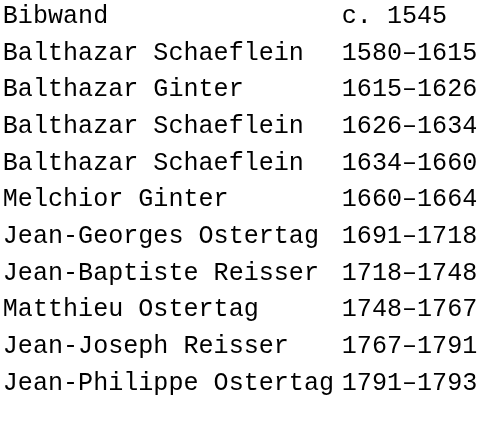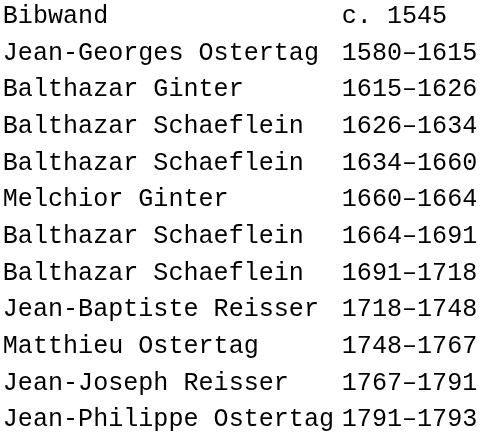(153, 53) Balthazar Schaeflein -> (161, 53) Jean-Georges Ostertag
+ row: (410, 236)
(161, 236) Jean-Georges Ostertag -> (153, 273) Balthazar Schaeflein
